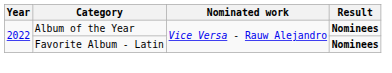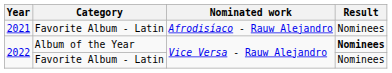+ row: (18, 28)
(355, 44) bold -> (361, 60) normal
